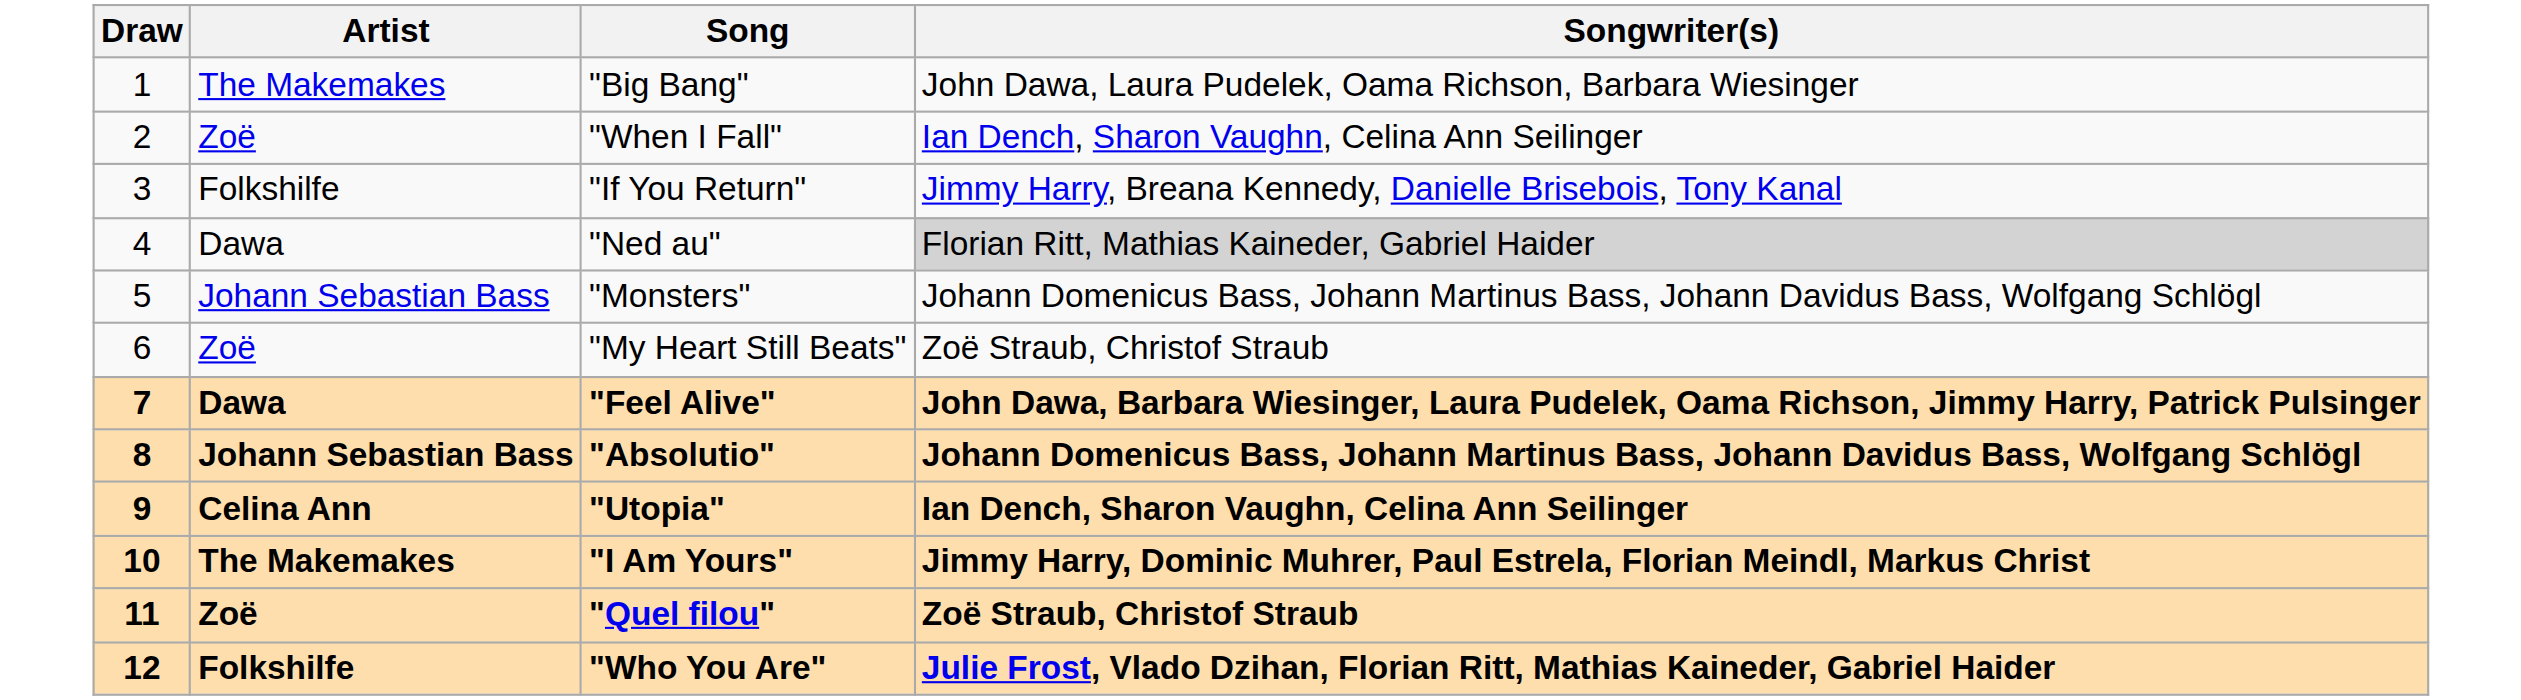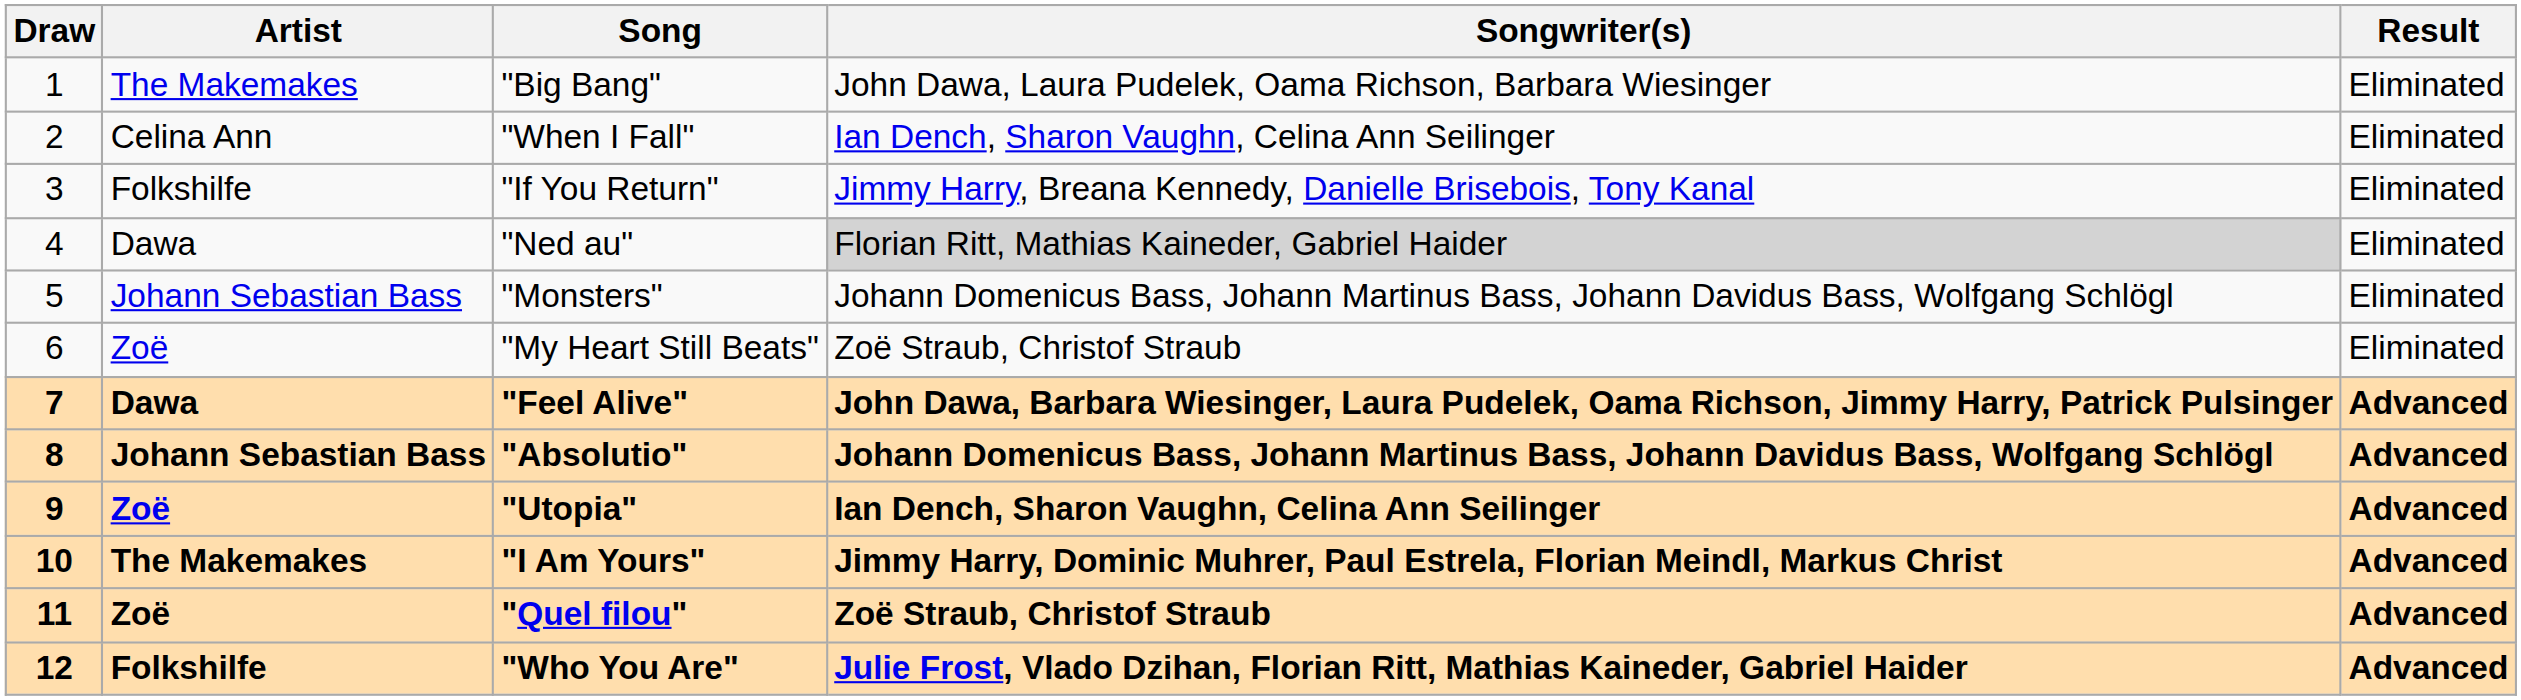+ column: (2428, 31)
(227, 137) Zoë -> (192, 137) Celina Ann
(285, 508) Celina Ann -> (140, 508) Zoë
